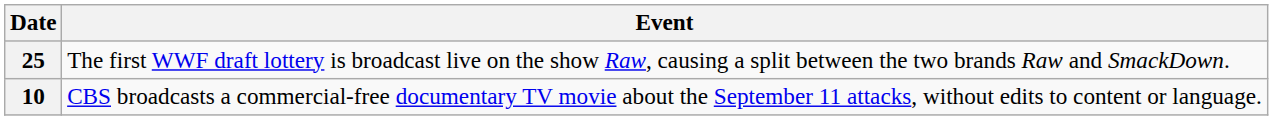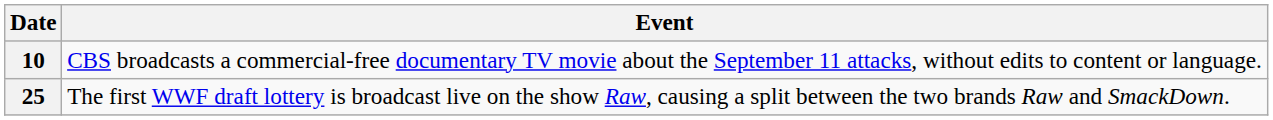rows swapped: (33, 96) <-> (33, 59)
